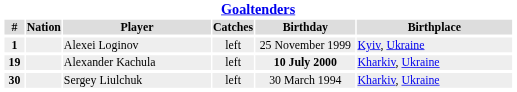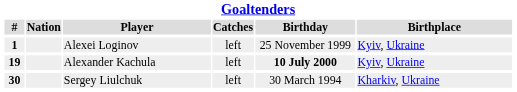(399, 62) Kharkiv, Ukraine -> (391, 62) Kyiv, Ukraine
